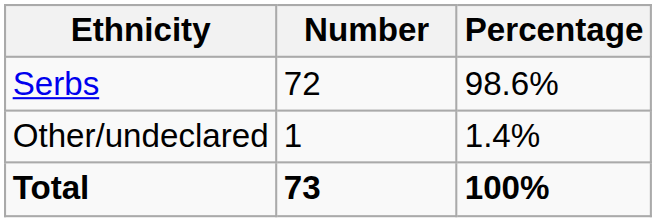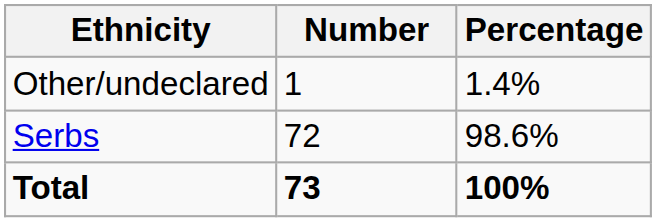rows swapped: (56, 83) <-> (141, 135)
